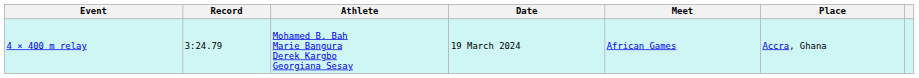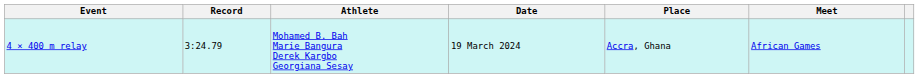columns swapped: (682, 12) <-> (832, 12)
